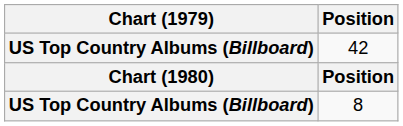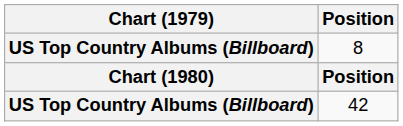rows swapped: (358, 47) <-> (358, 105)
